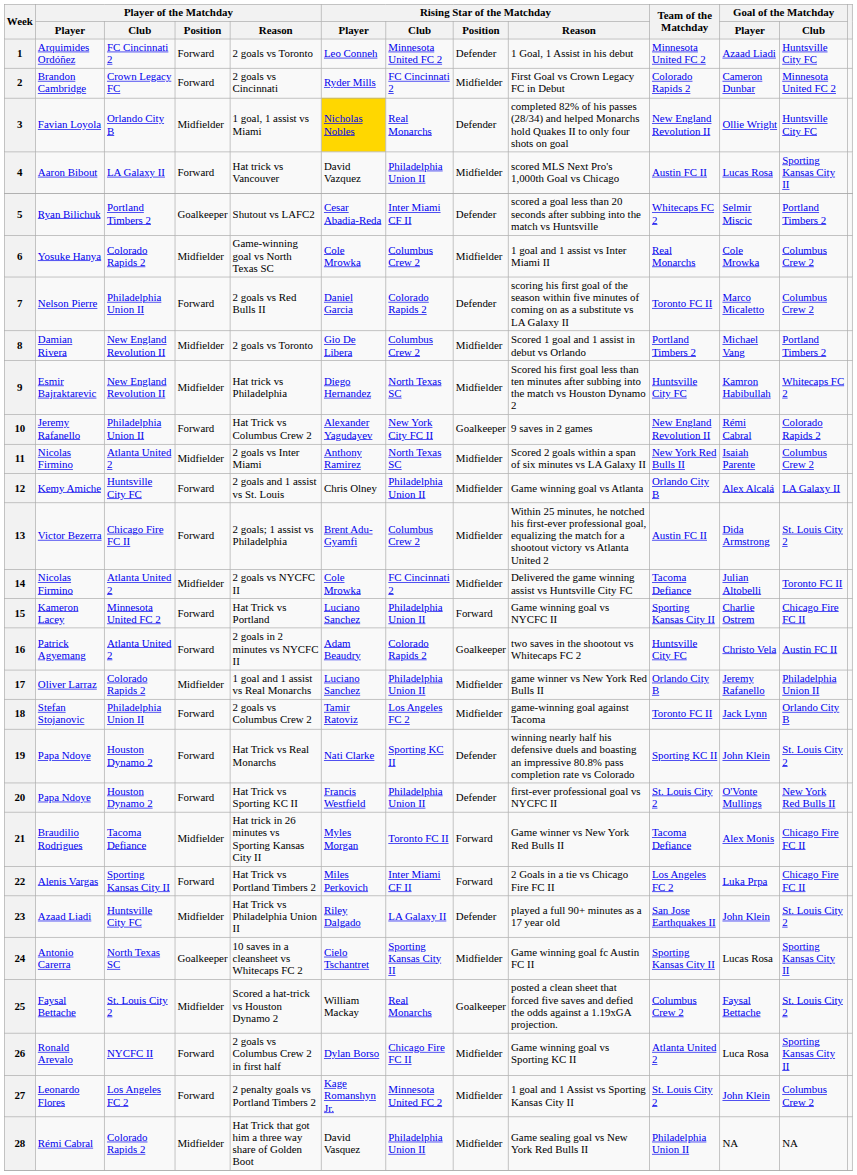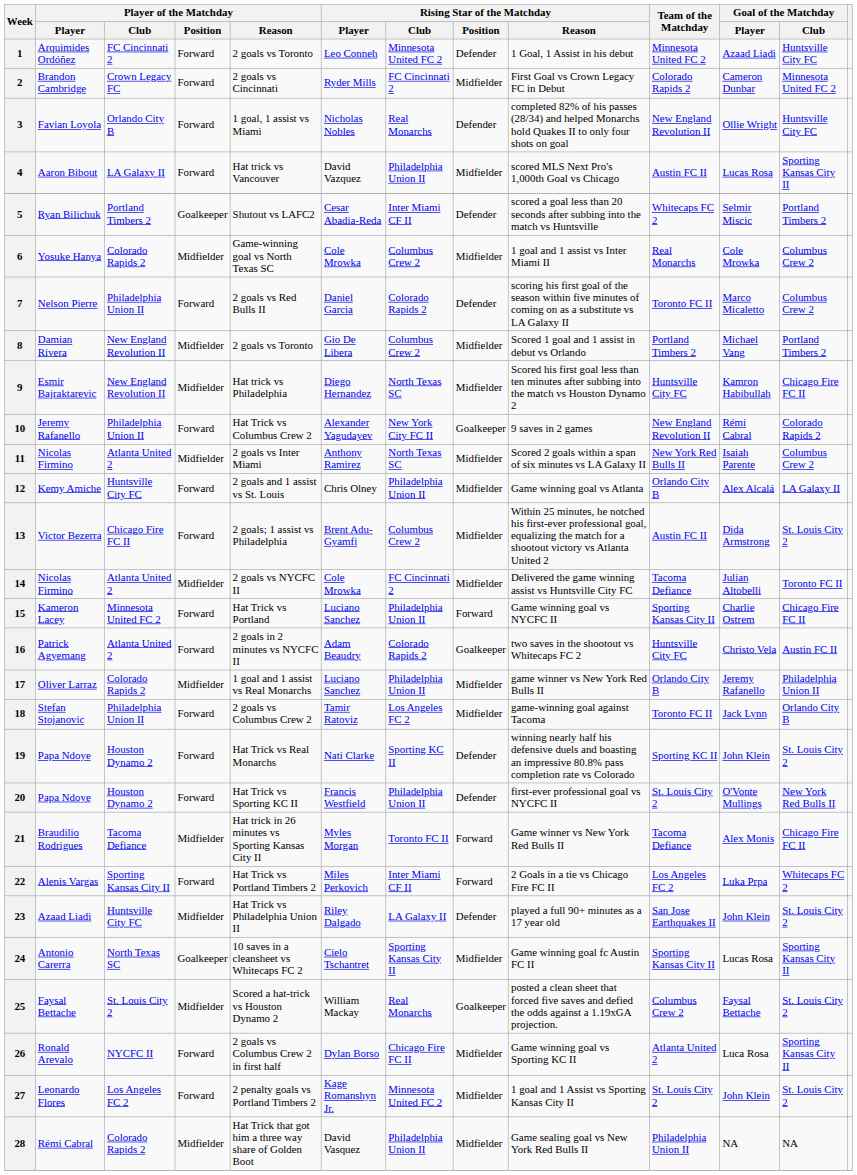(201, 124) Midfielder -> (196, 124) Forward
(343, 124) gold background -> (343, 124) no background
(813, 387) Whitecaps FC 2 -> (810, 387) Chicago Fire FC II
(810, 881) Chicago Fire FC II -> (813, 881) Whitecaps FC 2
(805, 1096) Columbus Crew 2 -> (813, 1096) St. Louis City 2
